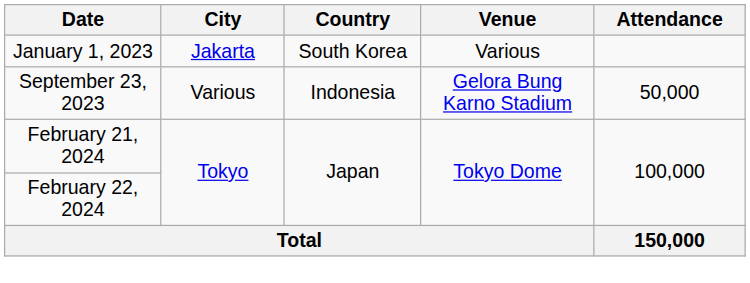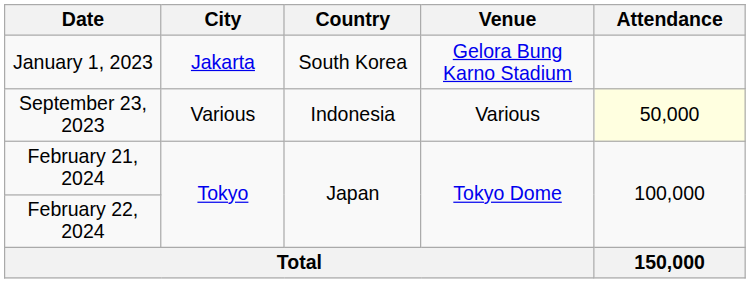(508, 50) Various -> (508, 61) Gelora Bung Karno Stadium
(508, 92) Gelora Bung Karno Stadium -> (508, 114) Various
(670, 92) no background -> (670, 114) lightyellow background
